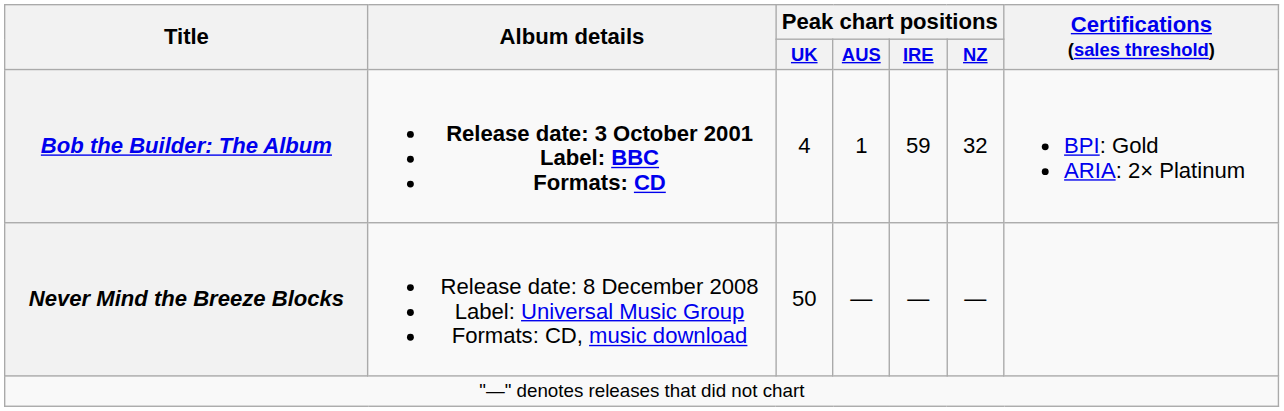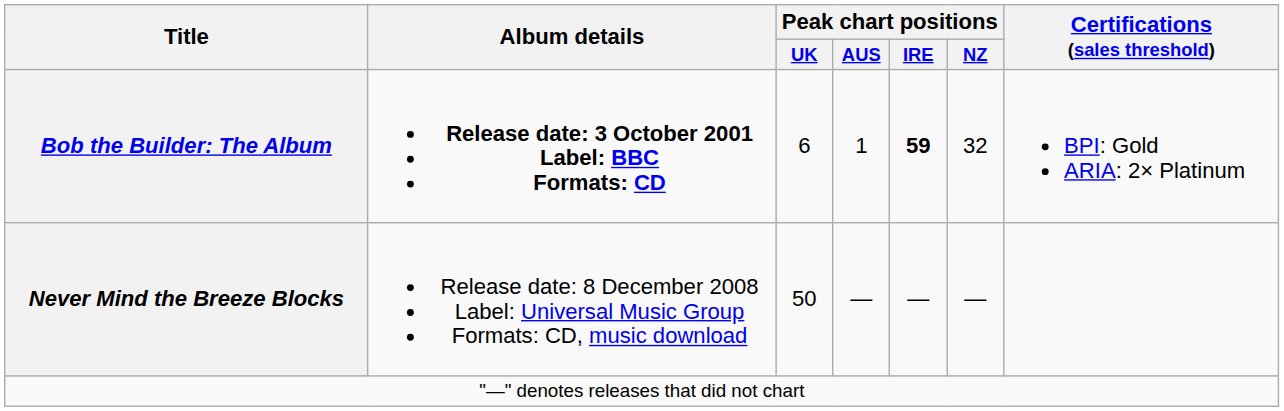(804, 145) 4 -> (804, 145) 6
(918, 145) normal -> (918, 145) bold
